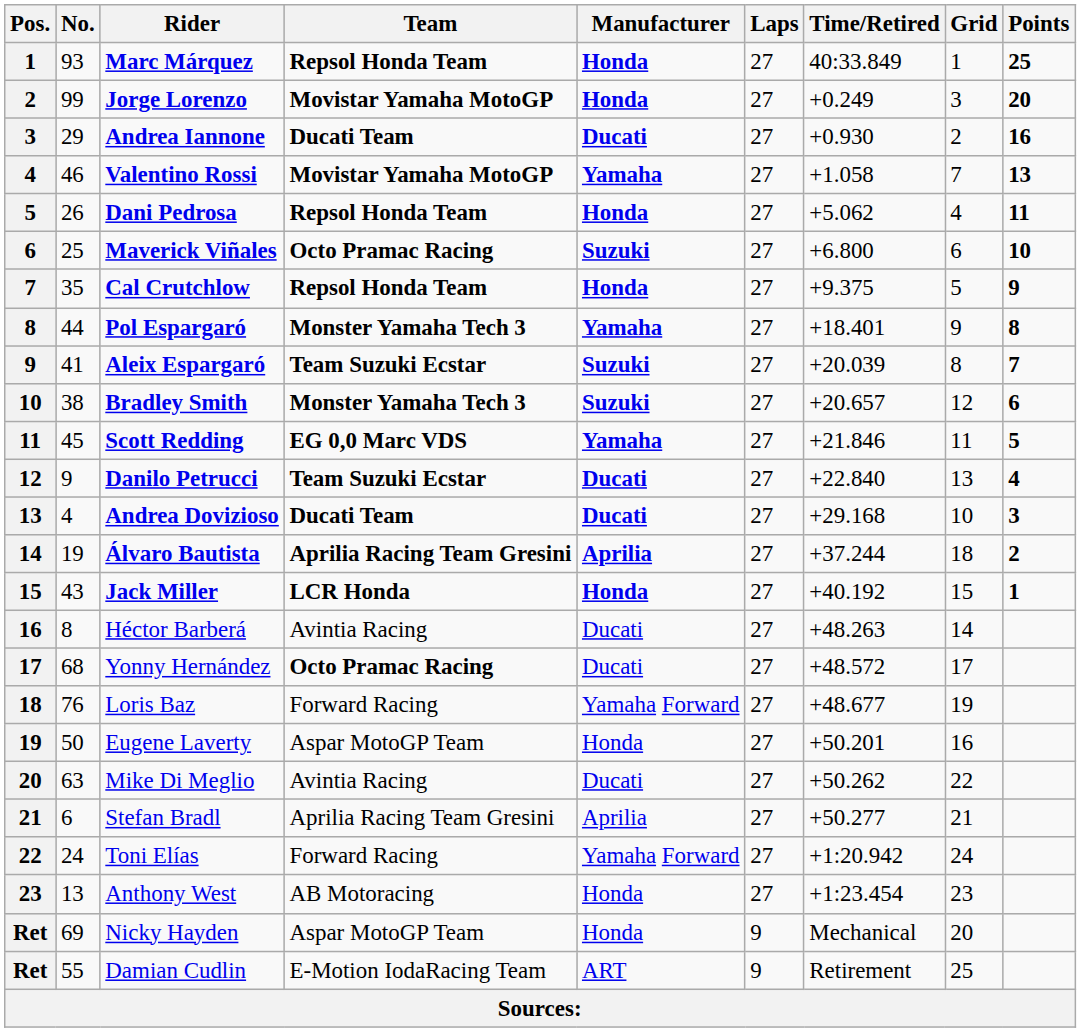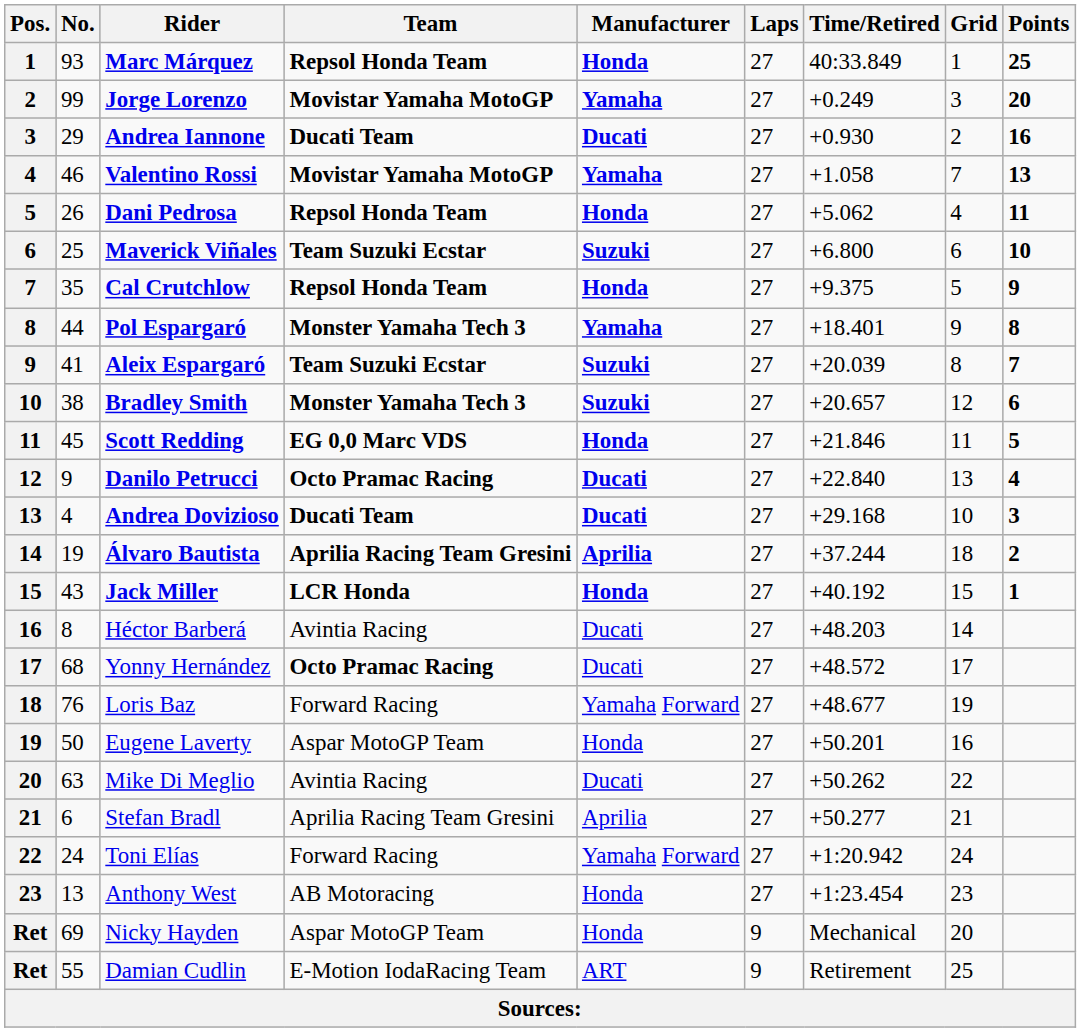(615, 99) Honda -> (622, 99) Yamaha
(391, 250) Octo Pramac Racing -> (388, 250) Team Suzuki Ecstar
(622, 439) Yamaha -> (615, 439) Honda
(388, 477) Team Suzuki Ecstar -> (391, 477) Octo Pramac Racing
(847, 629) +48.263 -> (847, 629) +48.203
